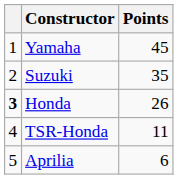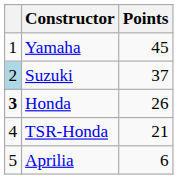(13, 75) no background -> (13, 75) lightblue background
(160, 75) 35 -> (160, 75) 37
(160, 132) 11 -> (160, 132) 21
